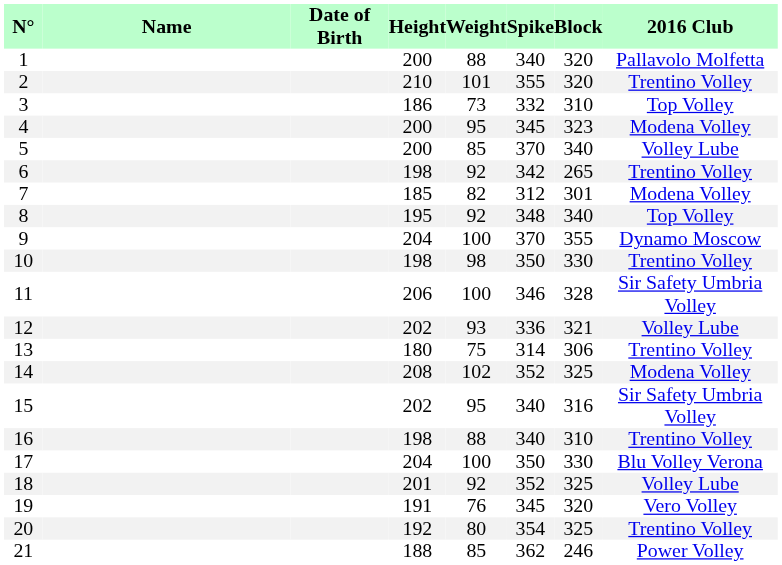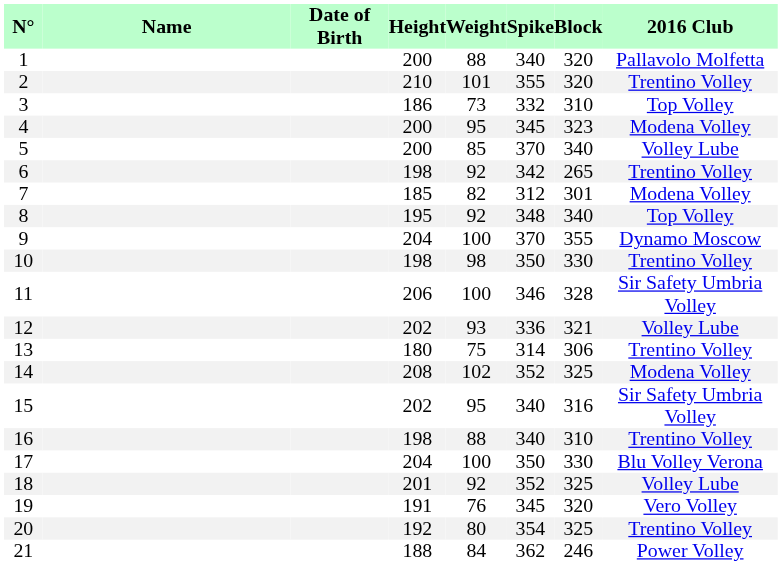(476, 550) 85 -> (476, 550) 84
